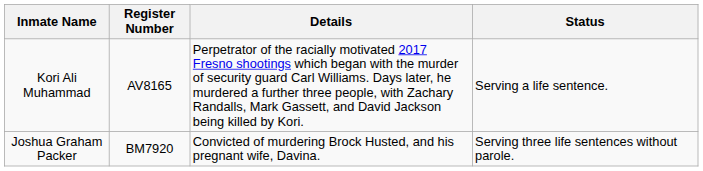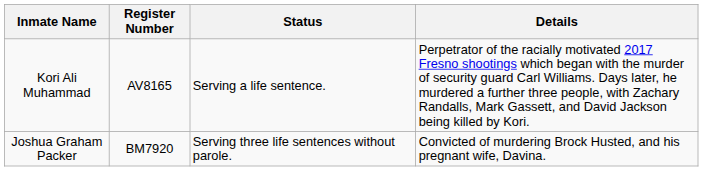columns swapped: (585, 21) <-> (331, 21)
